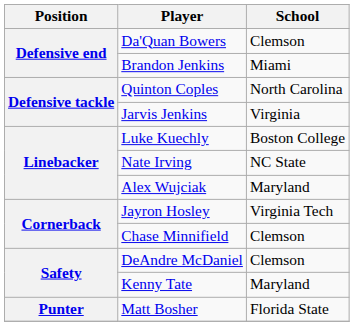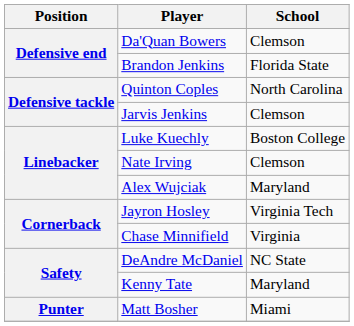(270, 65) Miami -> (289, 65) Florida State
(275, 114) Virginia -> (277, 114) Clemson
(278, 162) NC State -> (277, 162) Clemson
(277, 235) Clemson -> (275, 235) Virginia
(277, 260) Clemson -> (278, 260) NC State
(289, 308) Florida State -> (270, 308) Miami
